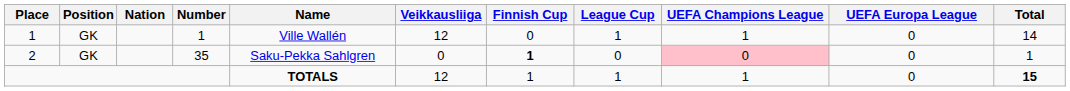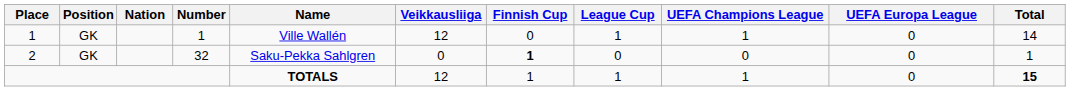(201, 56) 35 -> (201, 56) 32
(745, 56) pink background -> (745, 56) no background
